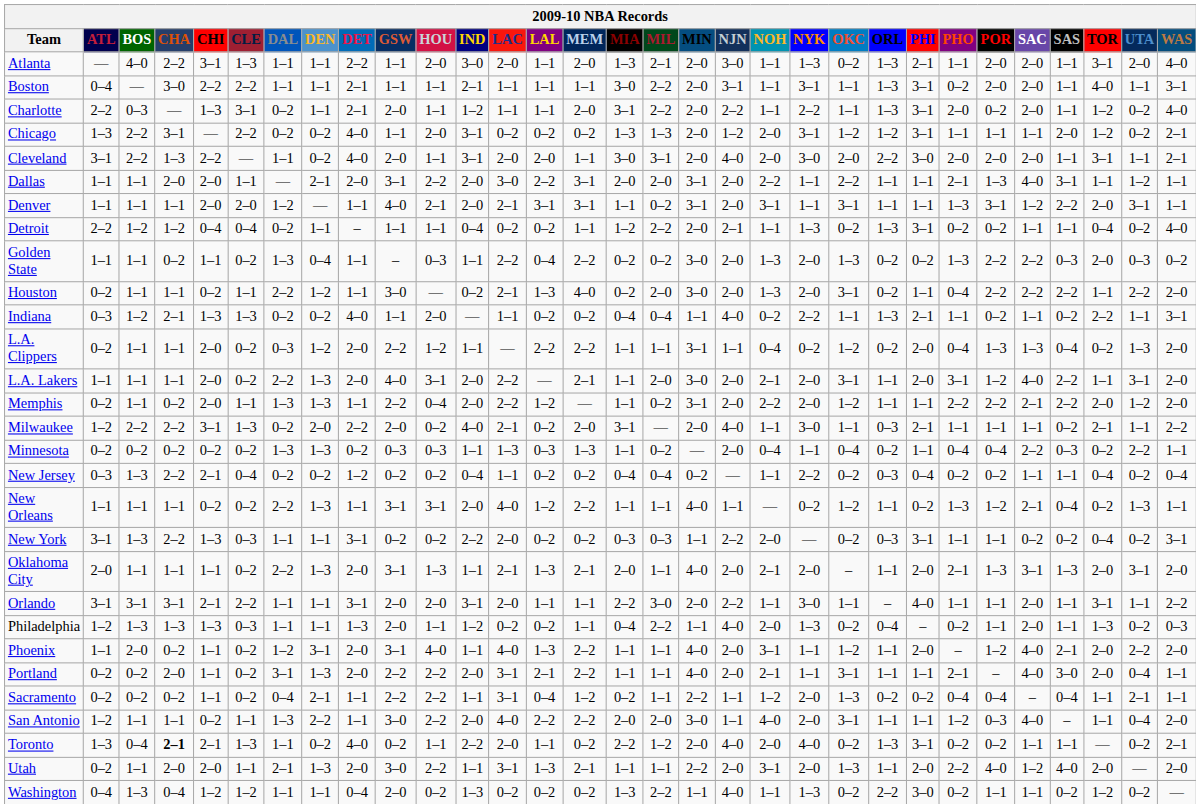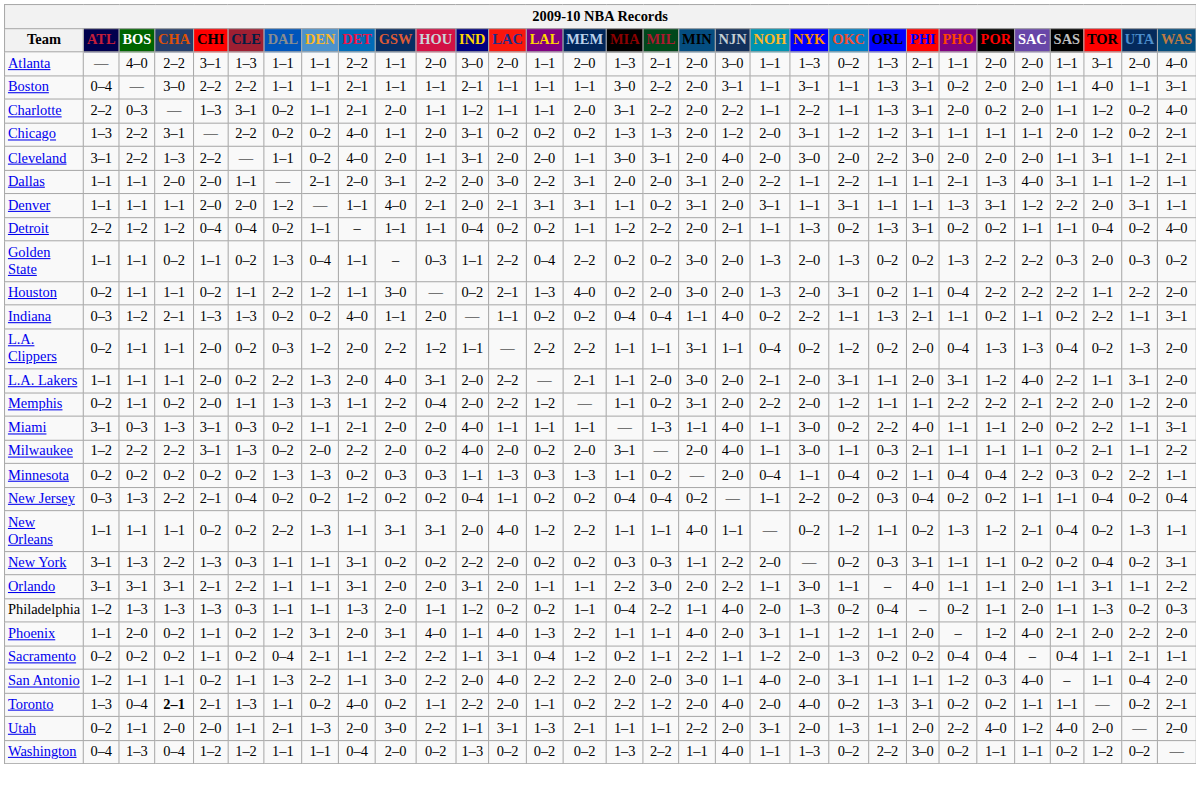+ row: (27, 427)
(508, 427) 2–1 -> (508, 451) 2–0
- row: (38, 570)
- row: (32, 673)
